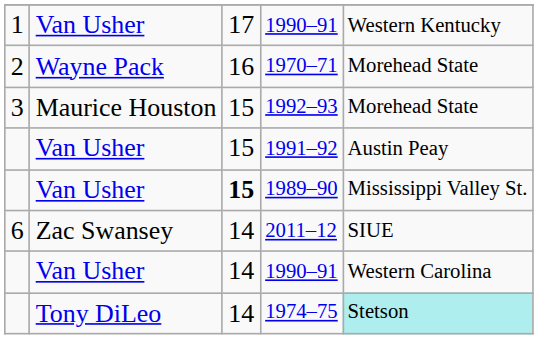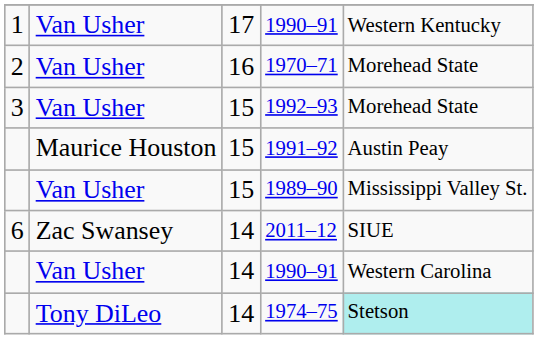(100, 66) Wayne Pack -> (90, 66) Van Usher
(126, 107) Maurice Houston -> (90, 107) Van Usher
(90, 148) Van Usher -> (126, 148) Maurice Houston
(241, 189) bold -> (241, 189) normal
